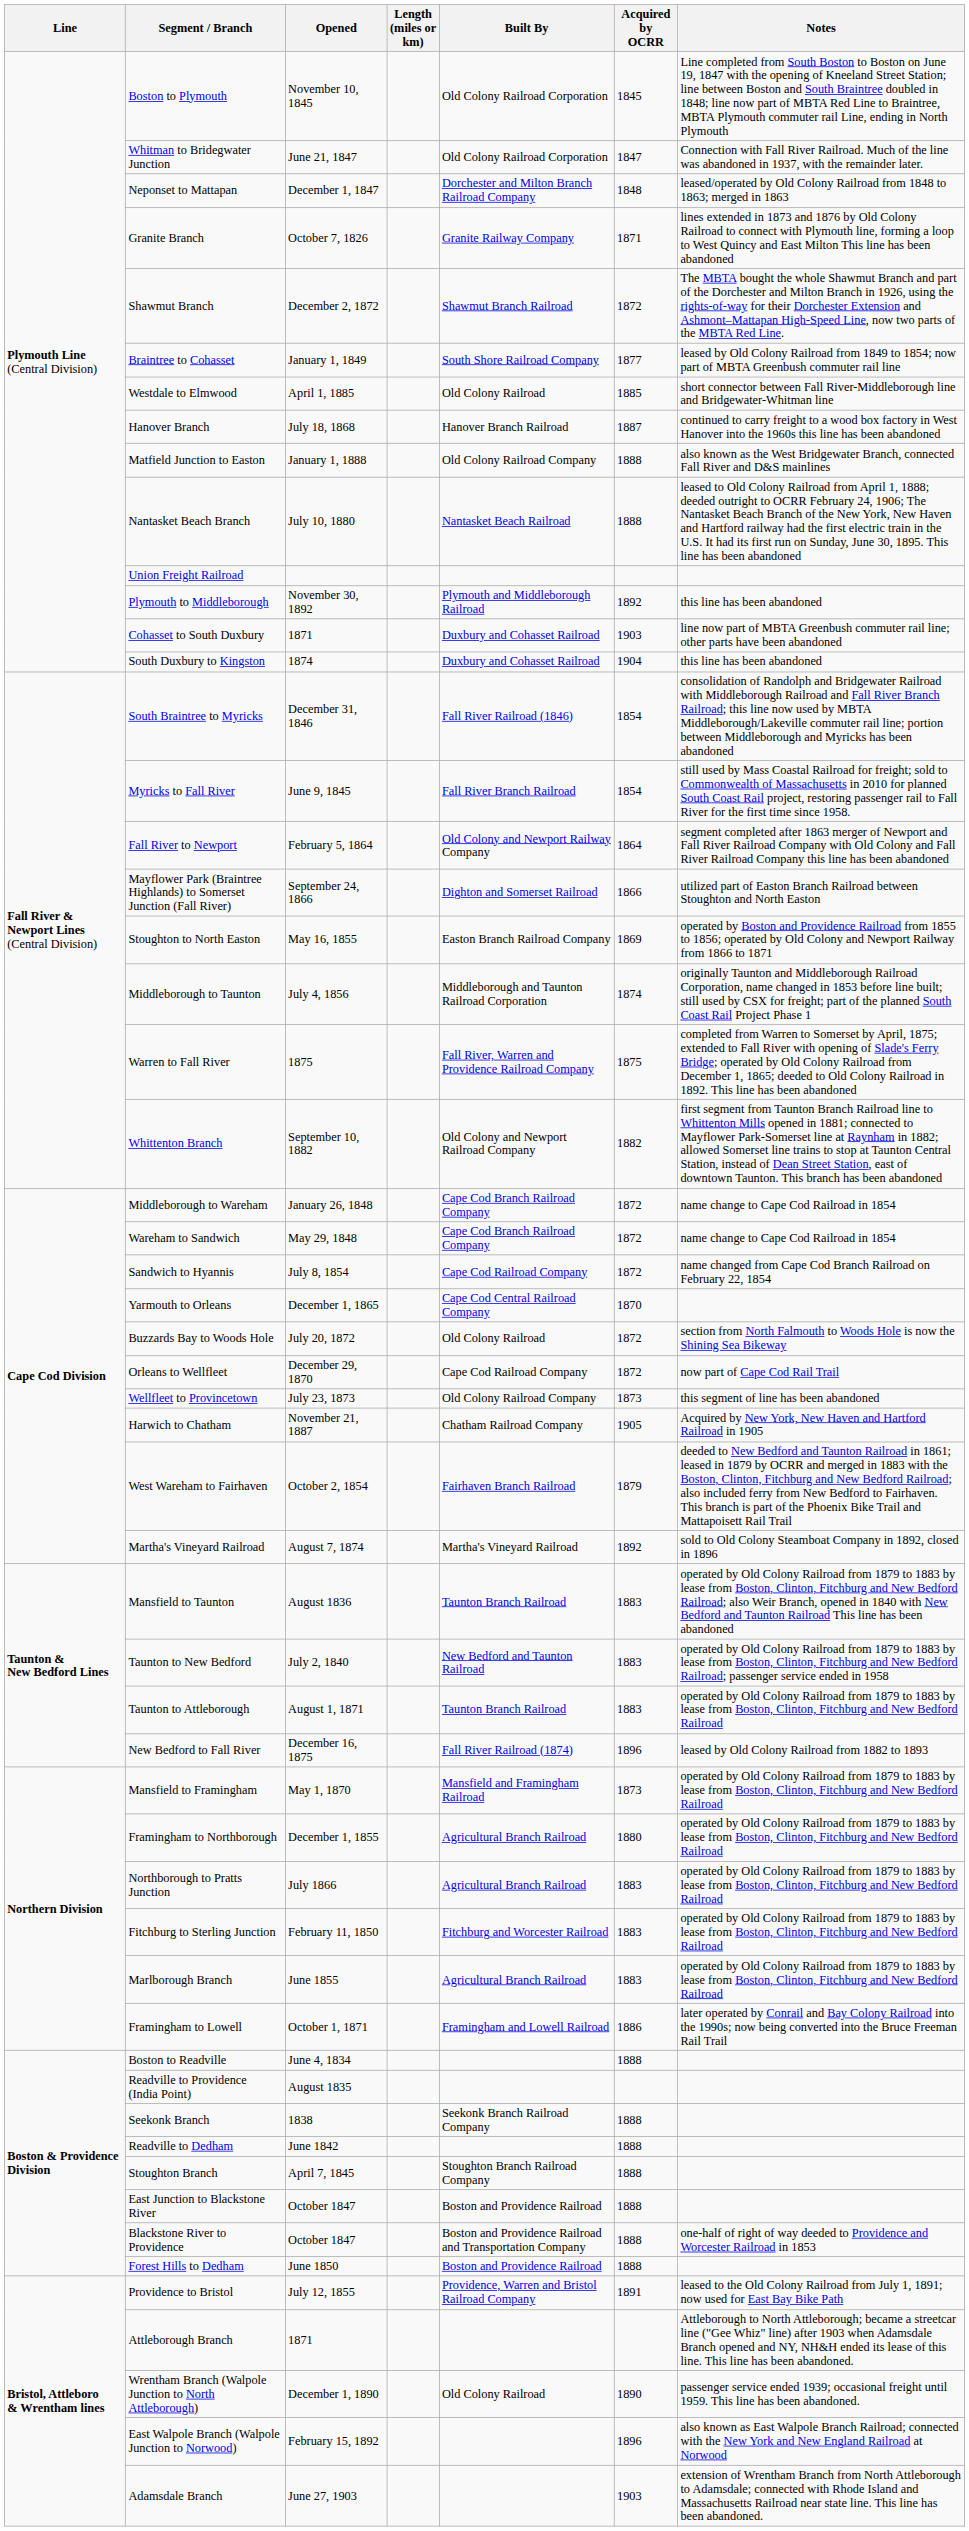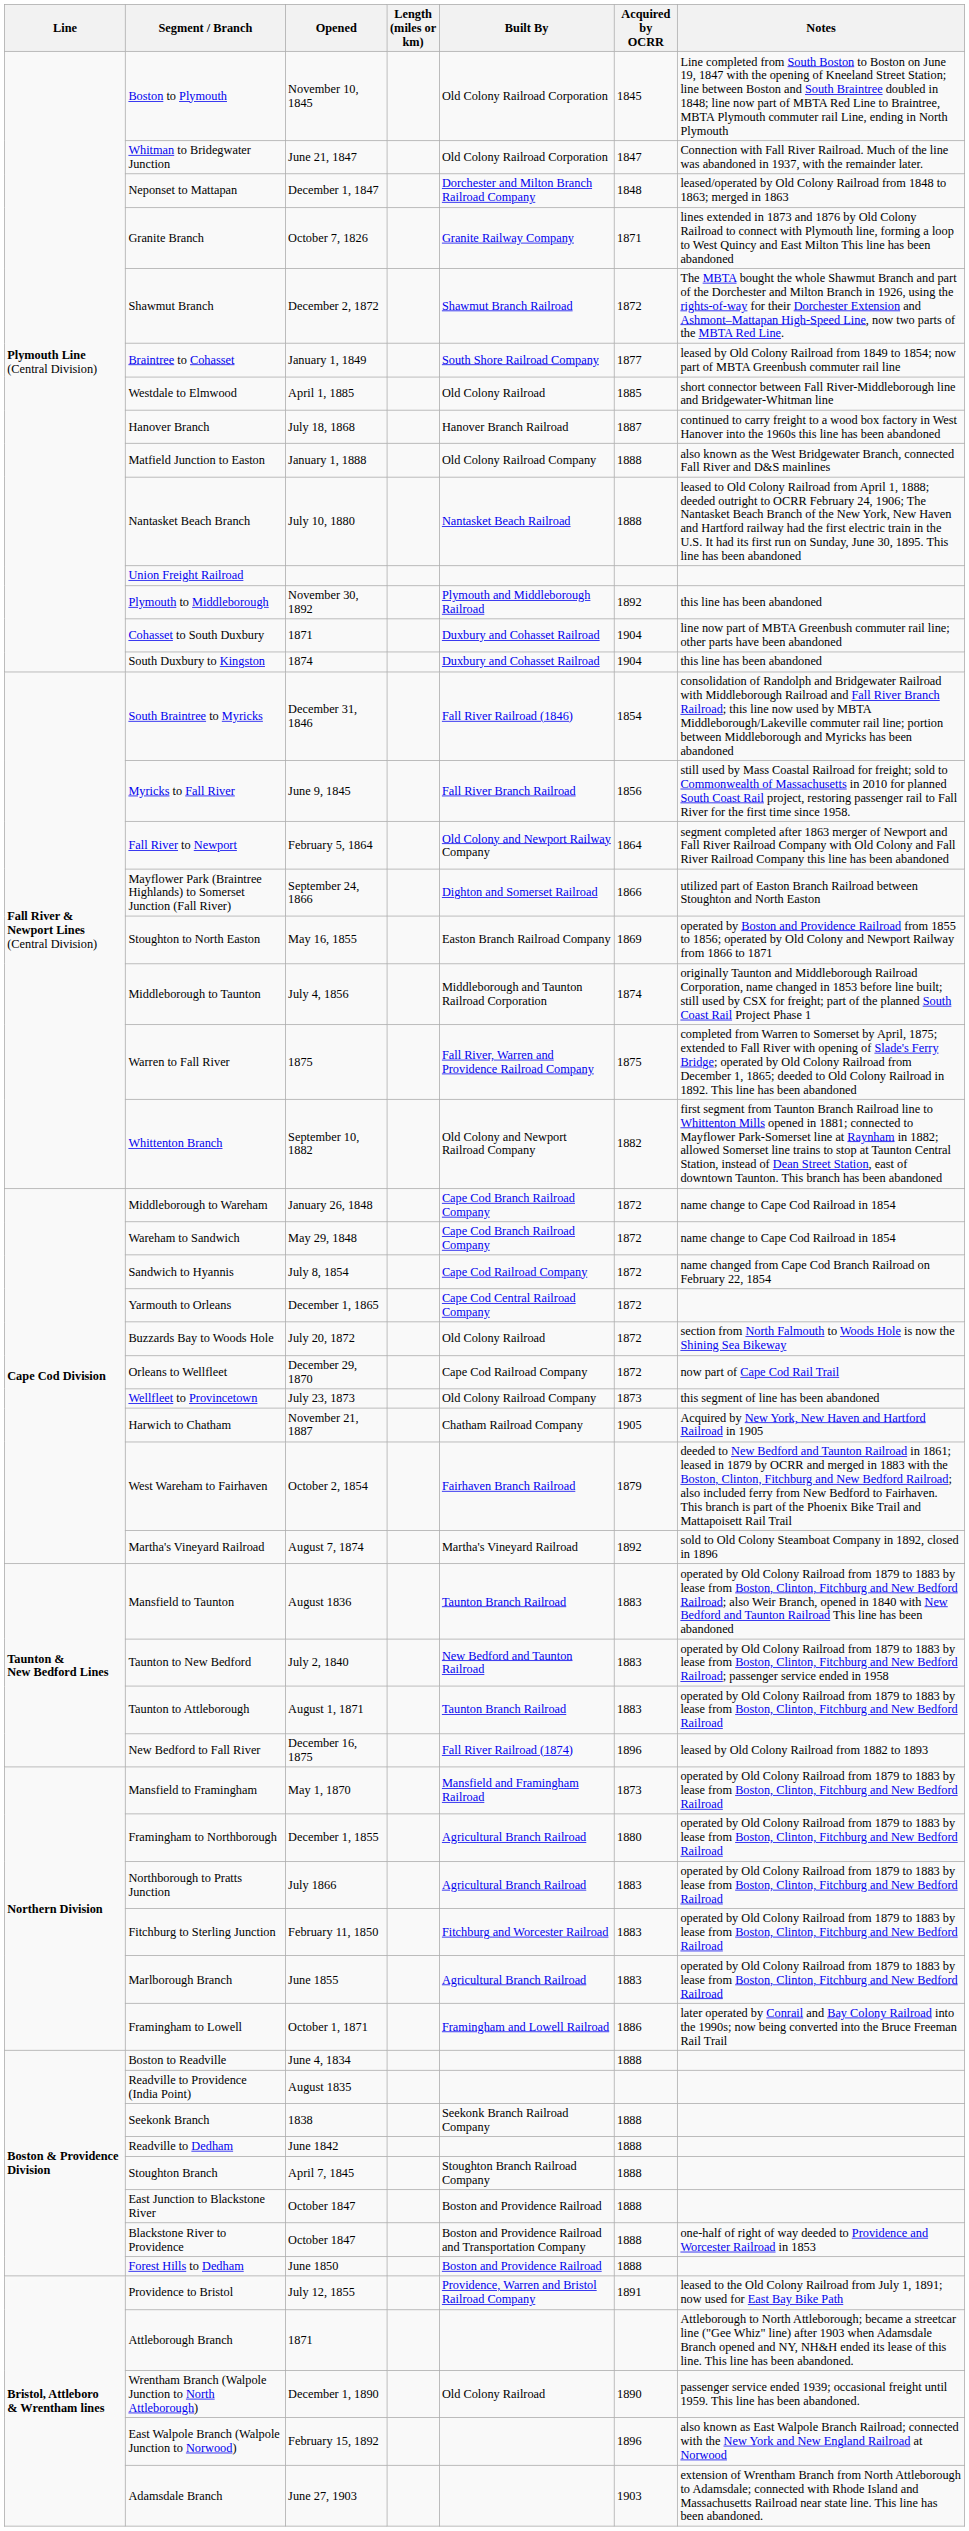(629, 635) 1903 -> (629, 635) 1904
(629, 791) 1854 -> (629, 791) 1856
(629, 1305) 1870 -> (629, 1305) 1872
